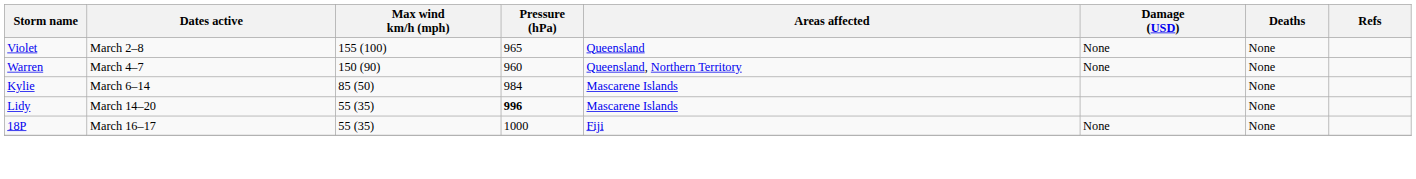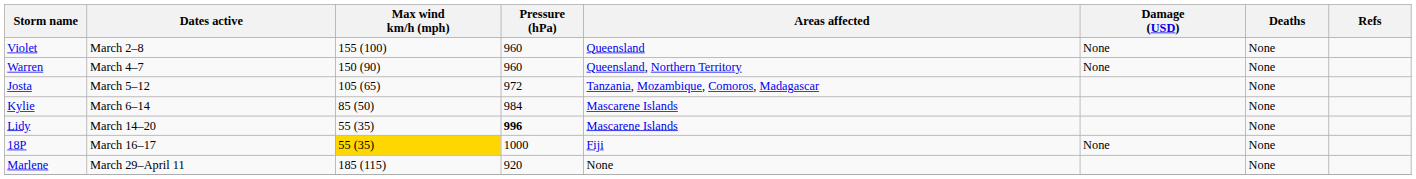(513, 47) 965 -> (513, 47) 960
+ row: (20, 86)
(356, 125) no background -> (356, 145) gold background
+ row: (28, 164)
